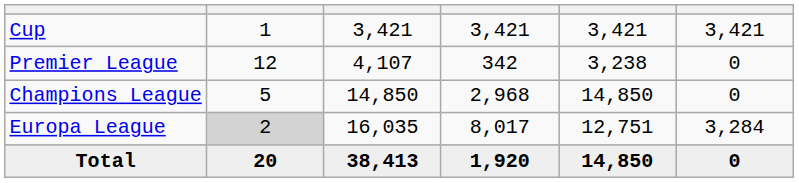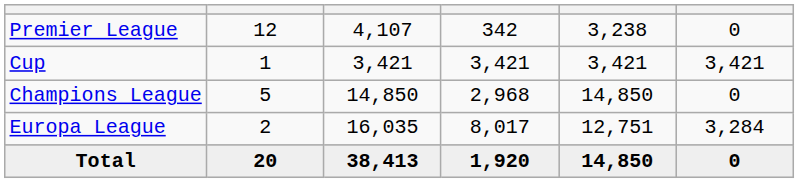rows swapped: (94, 63) <-> (28, 31)
(265, 128) lightgrey background -> (265, 128) no background
